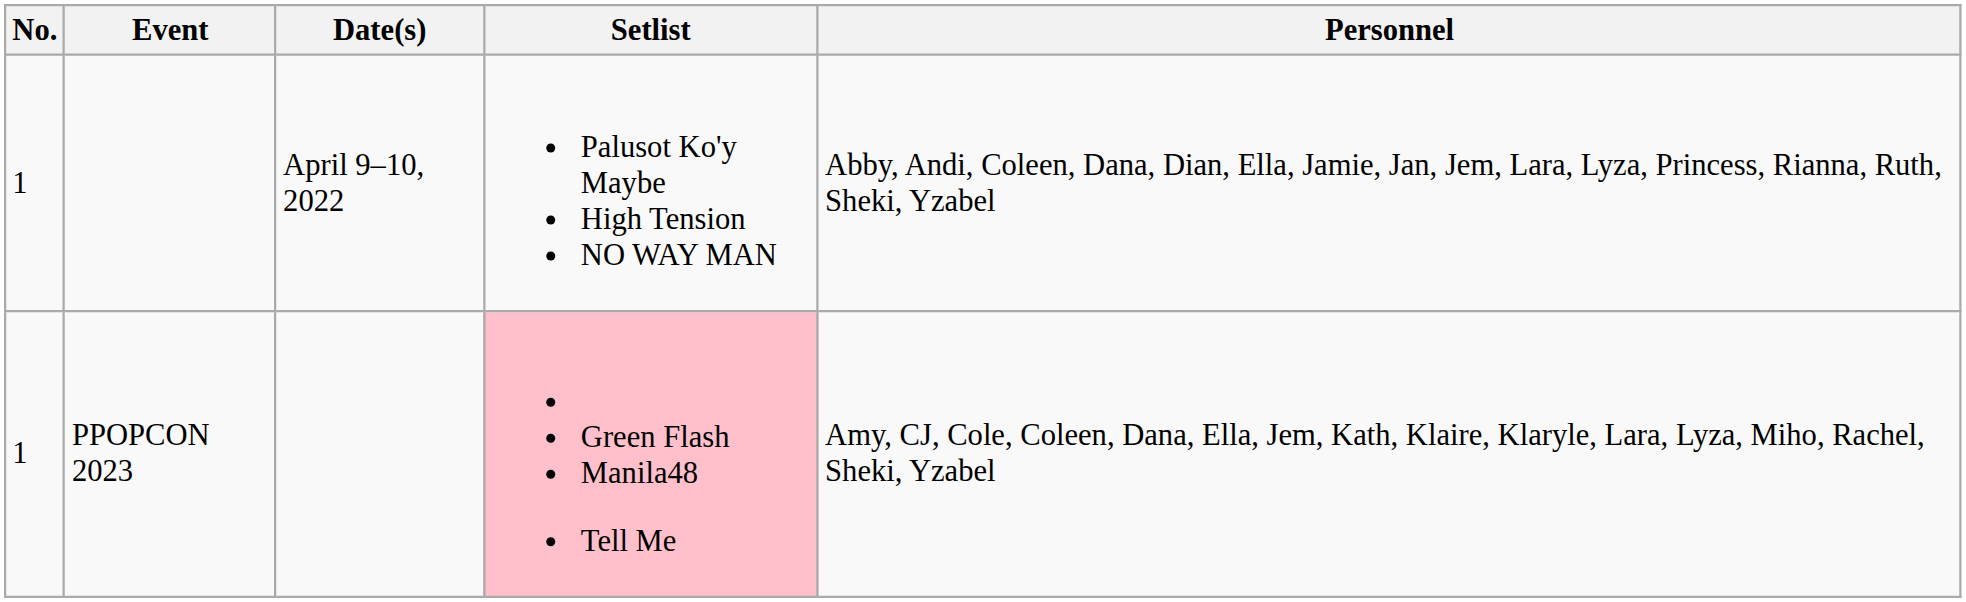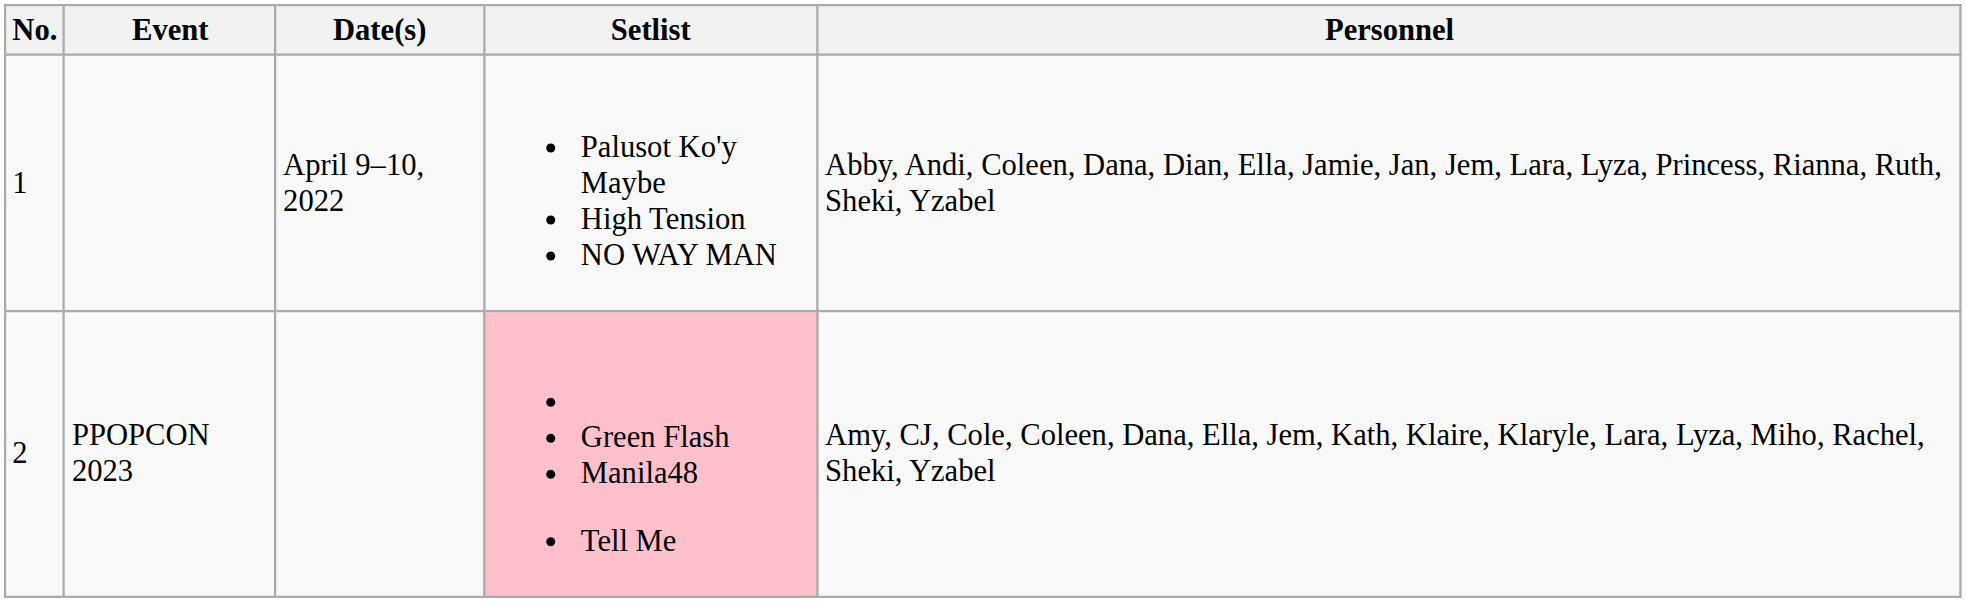(20, 453) 1 -> (20, 453) 2
